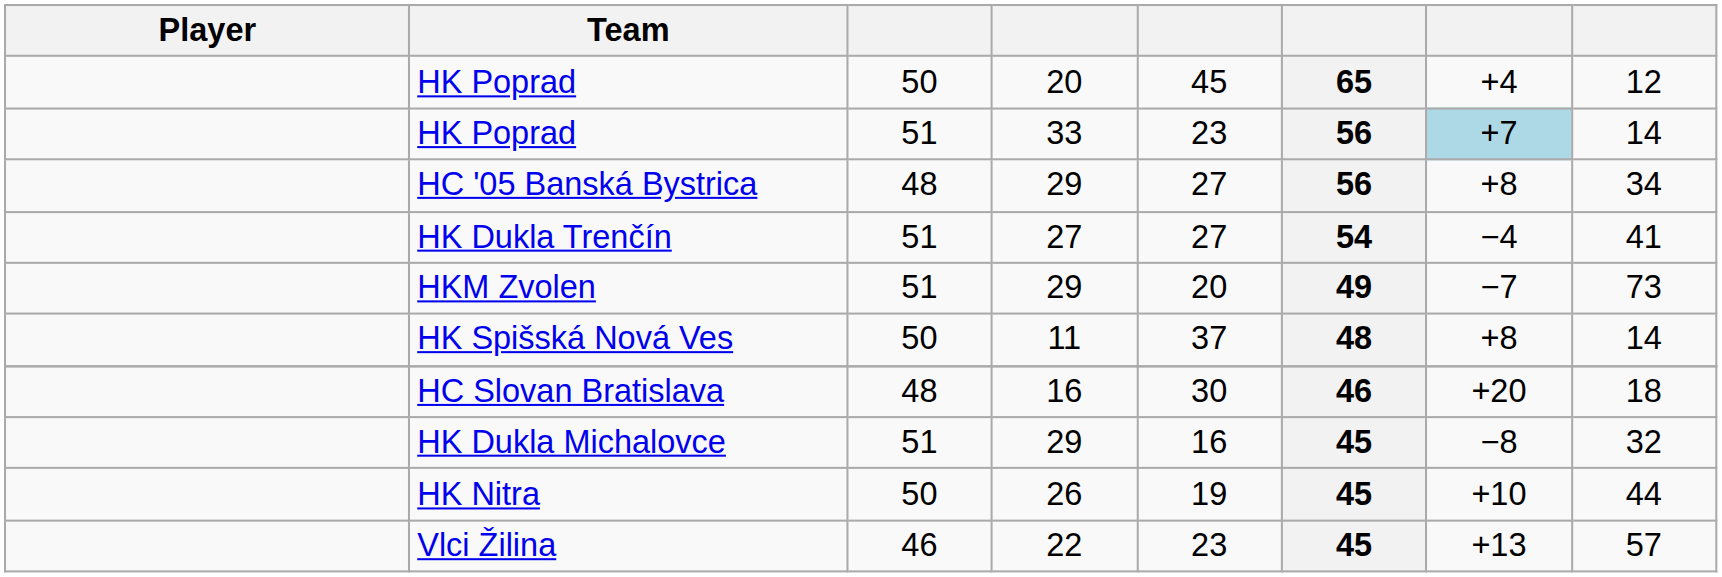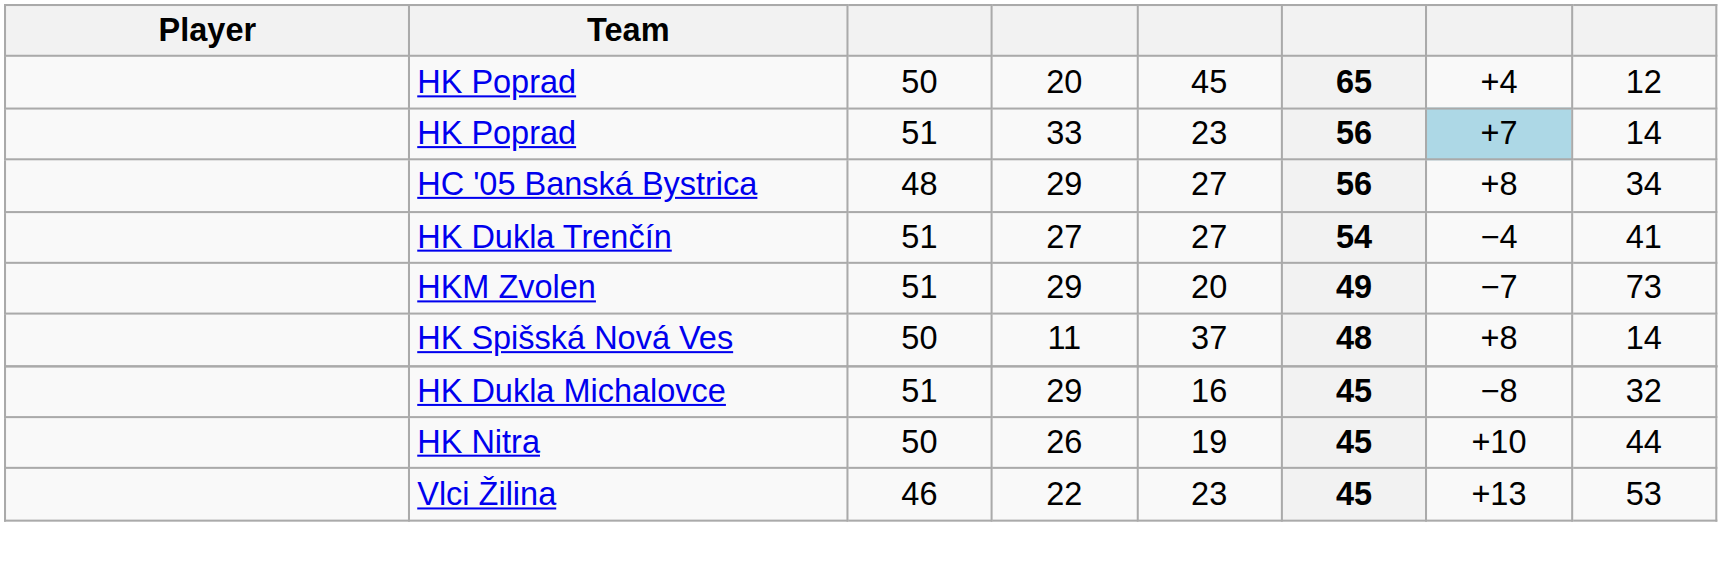- row: (571, 390)
(1644, 545) 57 -> (1644, 493) 53
